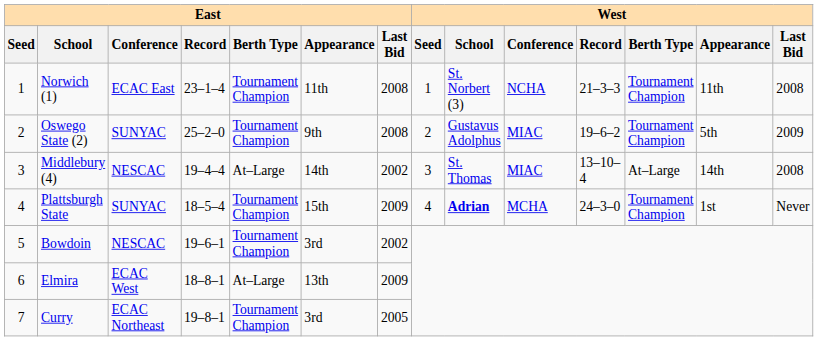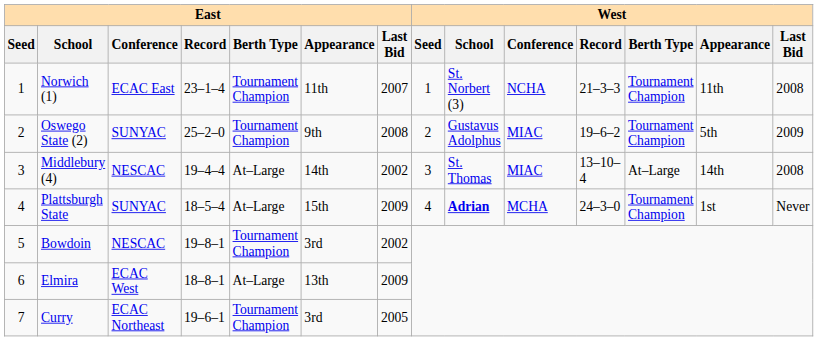(394, 89) 2008 -> (394, 89) 2007
(265, 207) Tournament Champion -> (259, 207) At–Large
(204, 244) 19–6–1 -> (204, 244) 19–8–1
(204, 317) 19–8–1 -> (204, 317) 19–6–1
